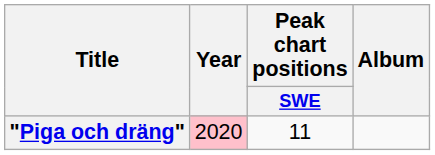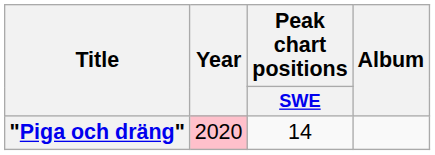(300, 132) 11 -> (300, 132) 14
